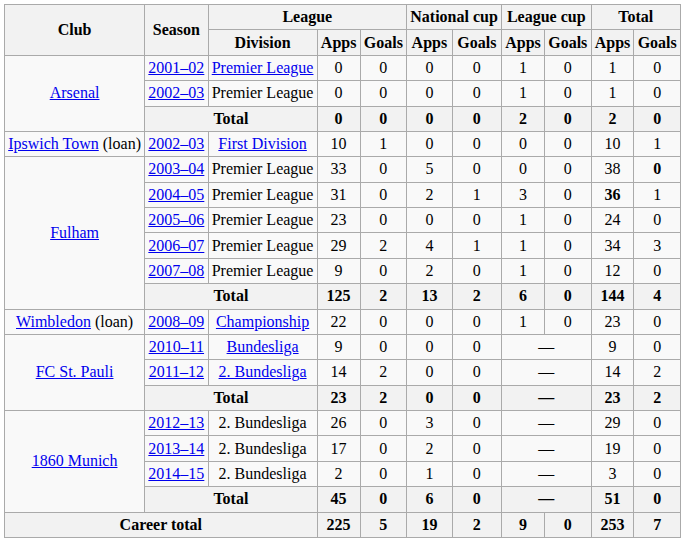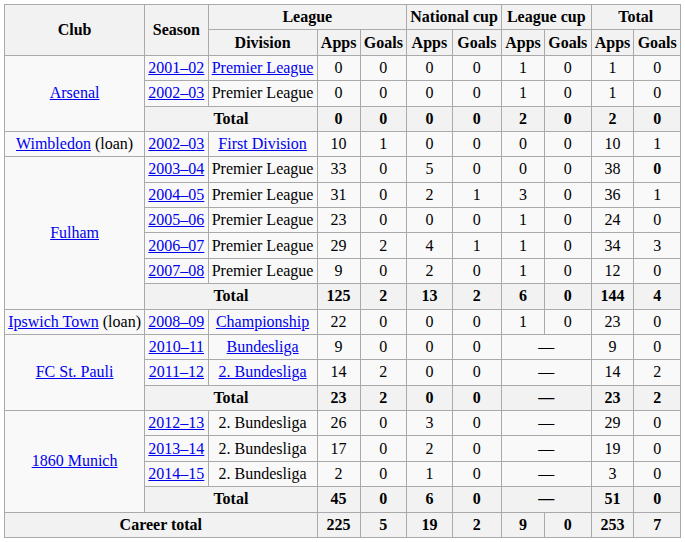(75, 144) Ipswich Town (loan) -> (75, 144) Wimbledon (loan)
(612, 194) bold -> (612, 194) normal
(75, 321) Wimbledon (loan) -> (75, 321) Ipswich Town (loan)
